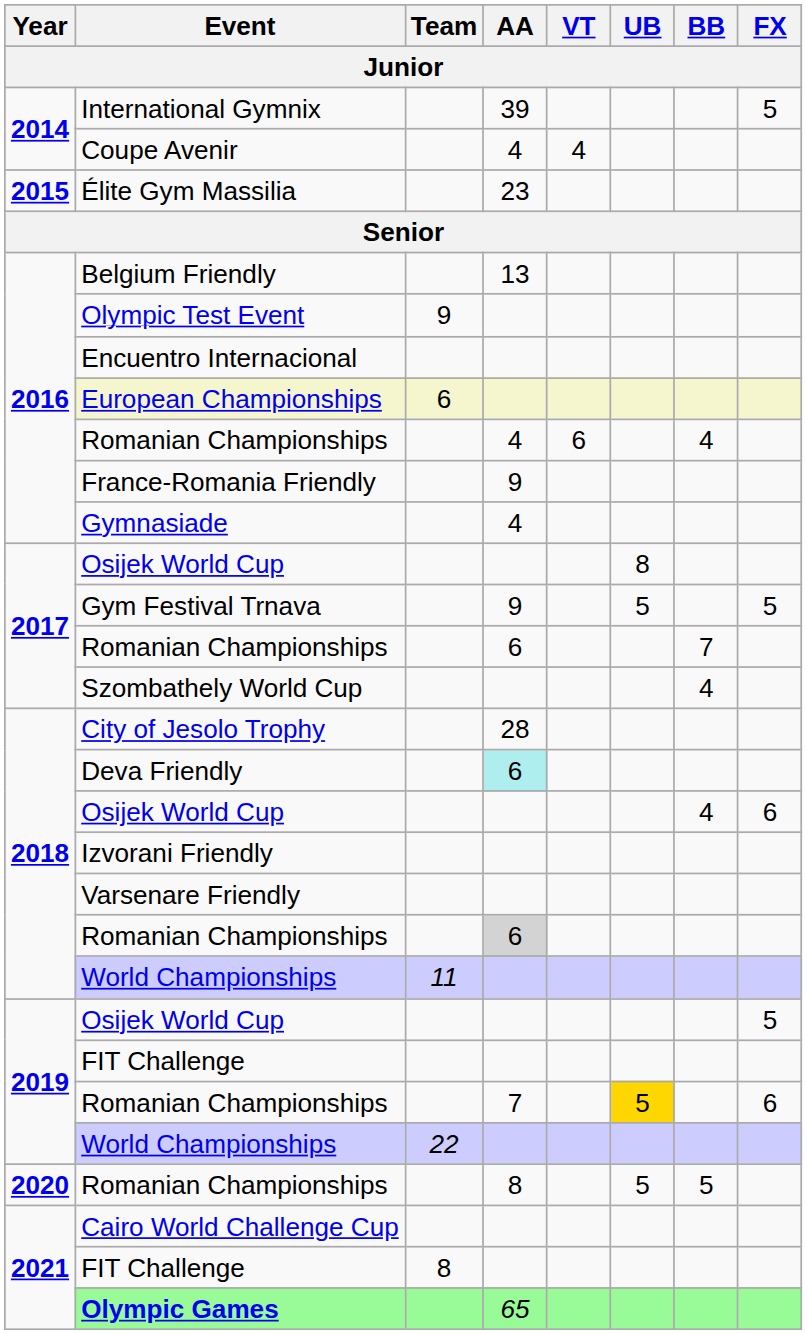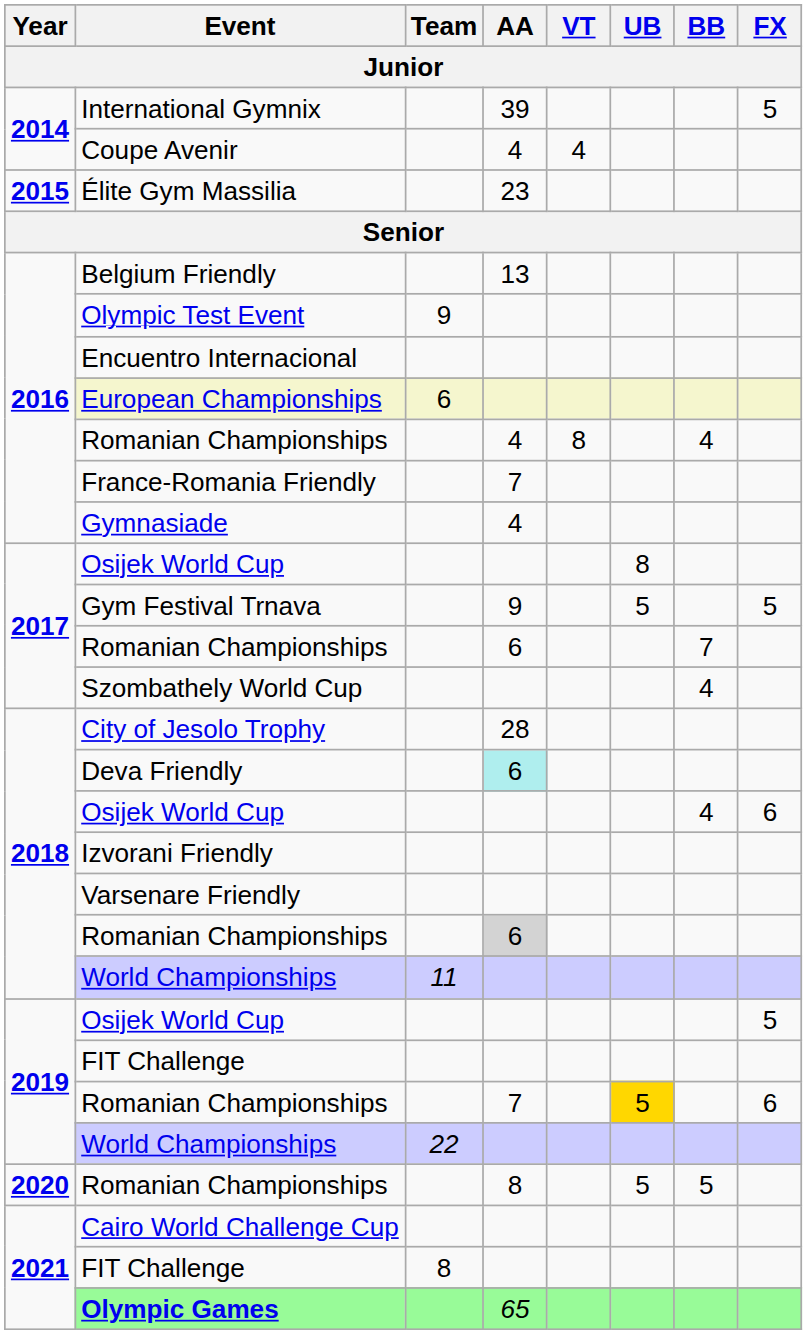(579, 440) 6 -> (579, 440) 8
(515, 481) 9 -> (515, 481) 7
